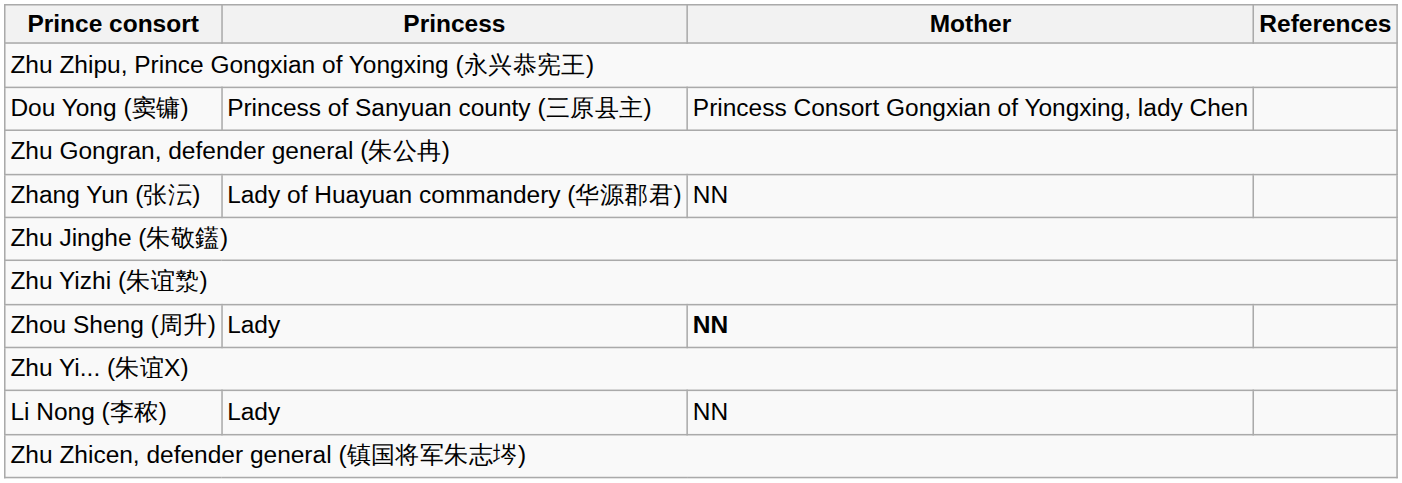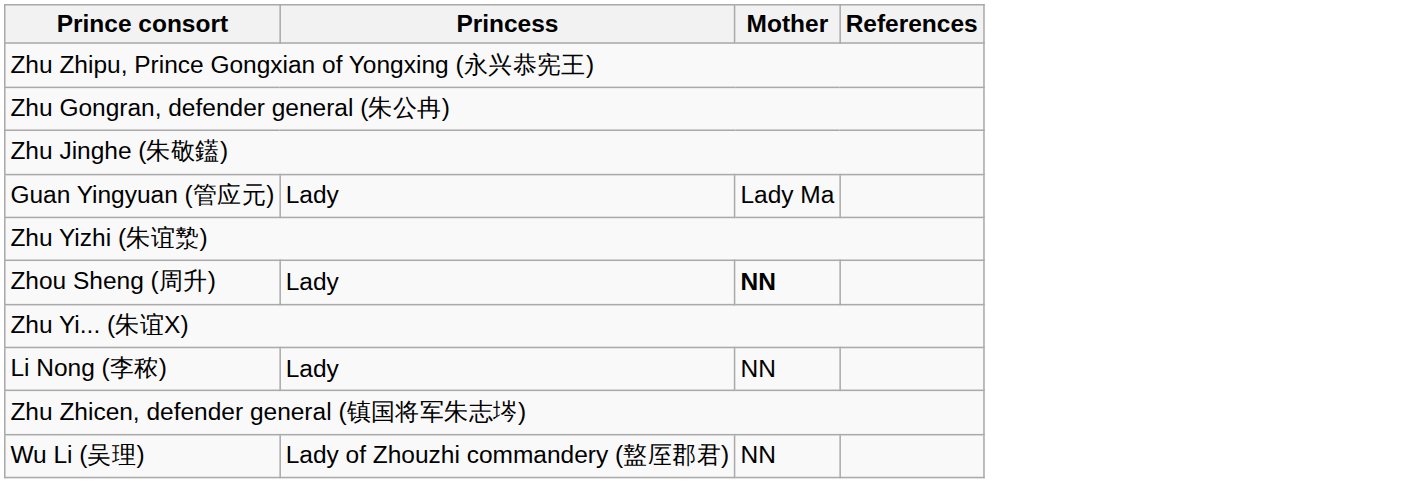- row: (100, 107)
- row: (105, 194)
+ row: (142, 194)
+ row: (78, 454)
